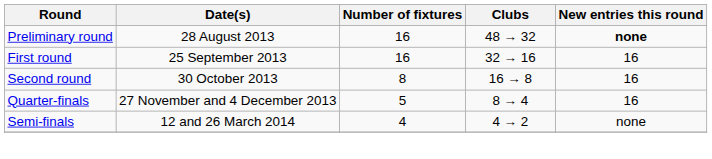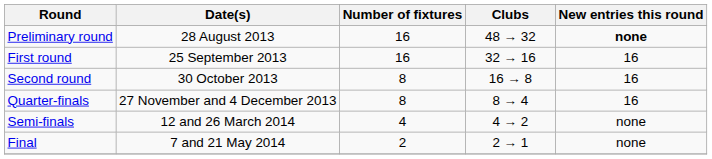(402, 100) 5 -> (402, 100) 8
+ row: (22, 143)
